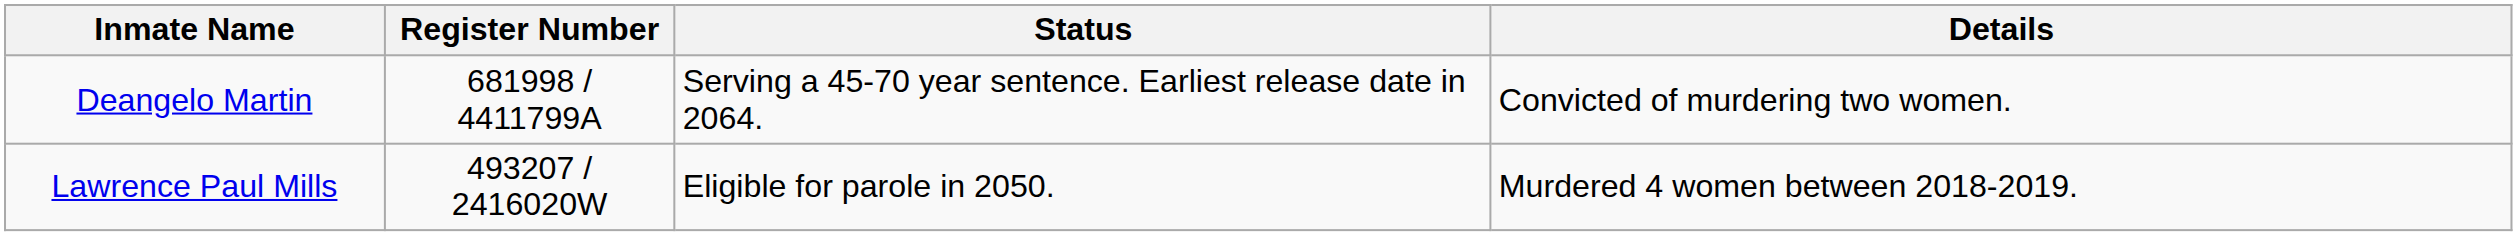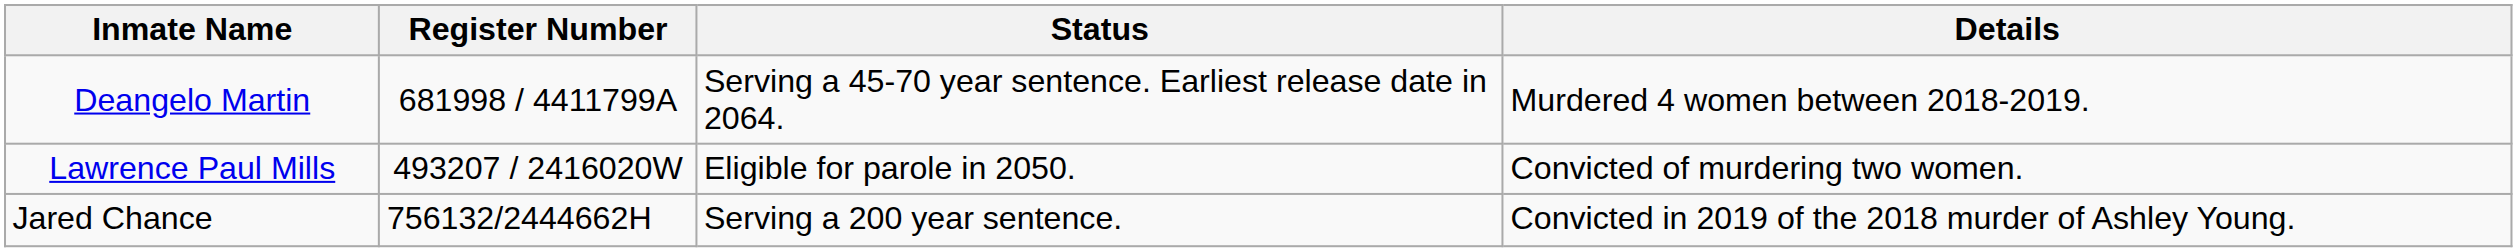(1755, 99) Convicted of murdering two women. -> (1800, 99) Murdered 4 women between 2018-2019.
(1788, 186) Murdered 4 women between 2018-2019. -> (1767, 168) Convicted of murdering two women.
+ row: (113, 219)
